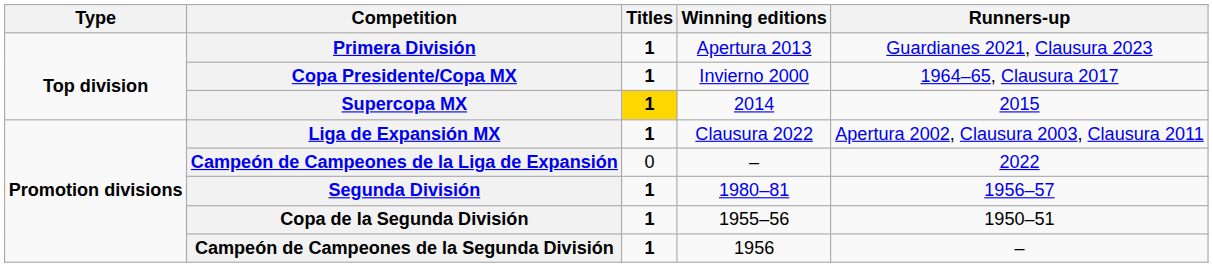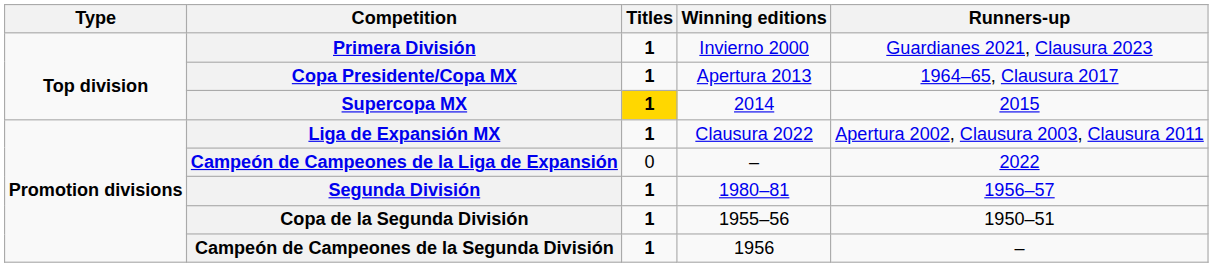(754, 47) Apertura 2013 -> (754, 47) Invierno 2000
(754, 76) Invierno 2000 -> (754, 76) Apertura 2013
